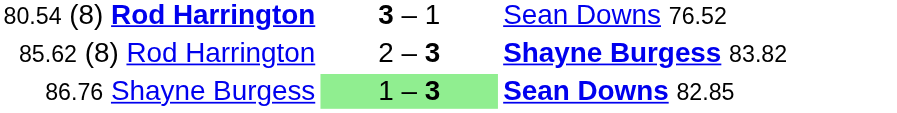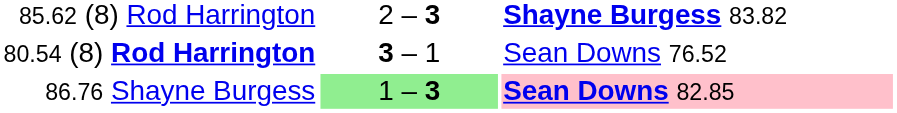rows swapped: (167, 52) <-> (159, 14)
(619, 91) no background -> (619, 91) pink background
